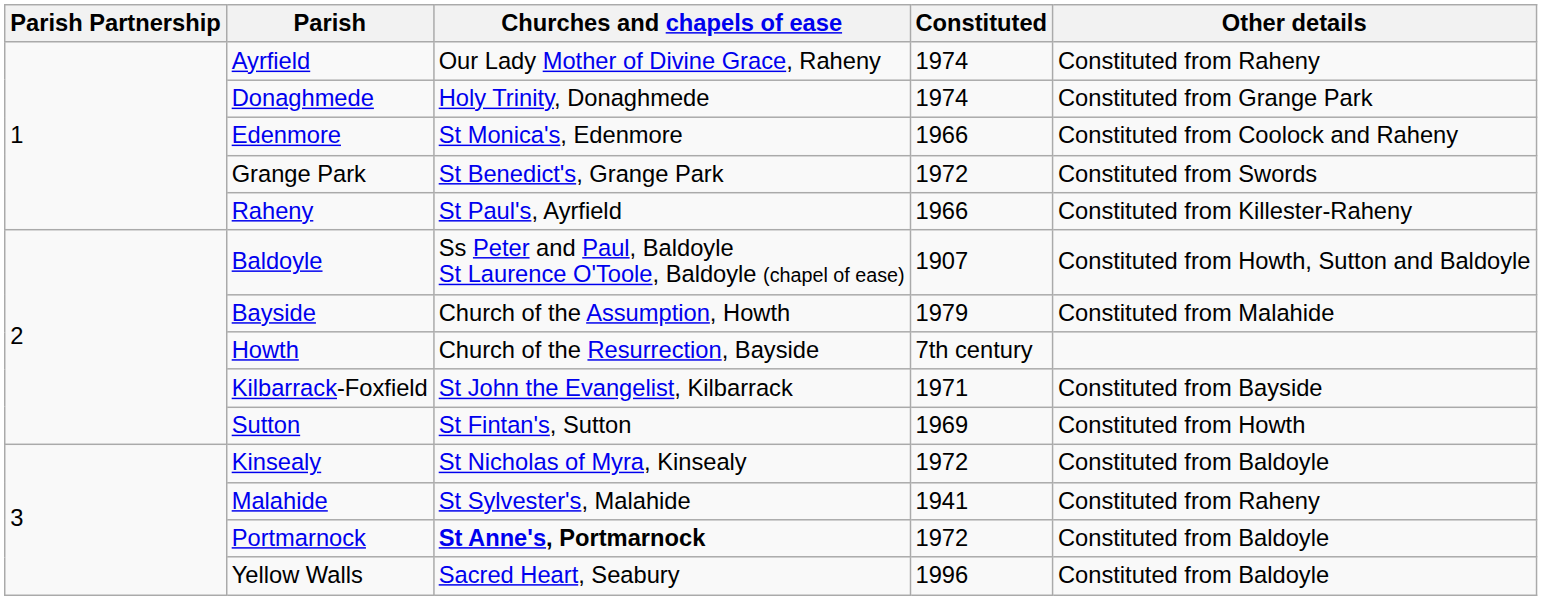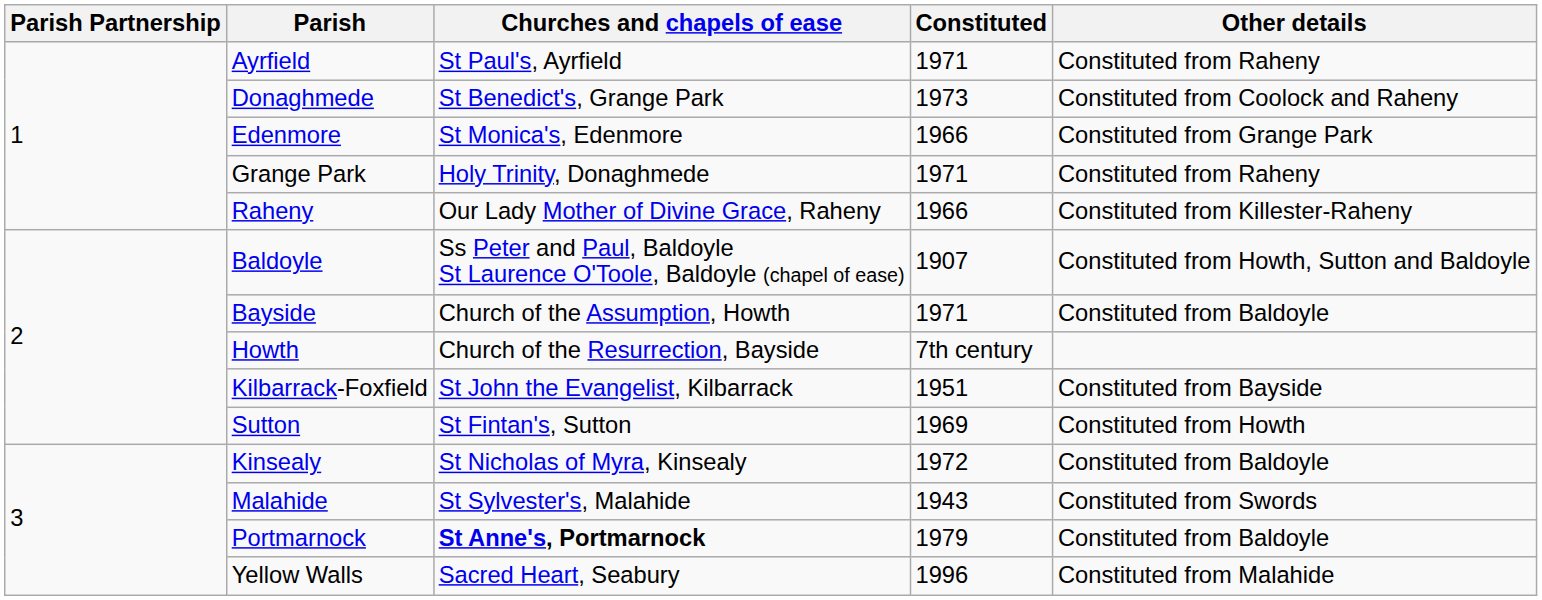(660, 60) Our Lady Mother of Divine Grace, Raheny -> (530, 60) St Paul's, Ayrfield
(942, 60) 1974 -> (942, 60) 1971
(574, 98) Holy Trinity, Donaghmede -> (581, 98) St Benedict's, Grange Park
(942, 98) 1974 -> (942, 98) 1973
(1215, 98) Constituted from Grange Park -> (1258, 98) Constituted from Coolock and Raheny
(1258, 135) Constituted from Coolock and Raheny -> (1215, 135) Constituted from Grange Park
(581, 173) St Benedict's, Grange Park -> (574, 173) Holy Trinity, Donaghmede
(942, 173) 1972 -> (942, 173) 1971
(1188, 173) Constituted from Swords -> (1189, 173) Constituted from Raheny
(530, 211) St Paul's, Ayrfield -> (660, 211) Our Lady Mother of Divine Grace, Raheny
(942, 312) 1979 -> (942, 312) 1971
(1196, 312) Constituted from Malahide -> (1194, 312) Constituted from Baldoyle
(942, 387) 1971 -> (942, 387) 1951
(942, 500) 1941 -> (942, 500) 1943
(1189, 500) Constituted from Raheny -> (1188, 500) Constituted from Swords
(942, 538) 1972 -> (942, 538) 1979
(1194, 575) Constituted from Baldoyle -> (1196, 575) Constituted from Malahide
